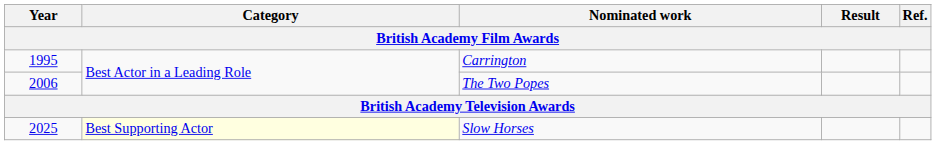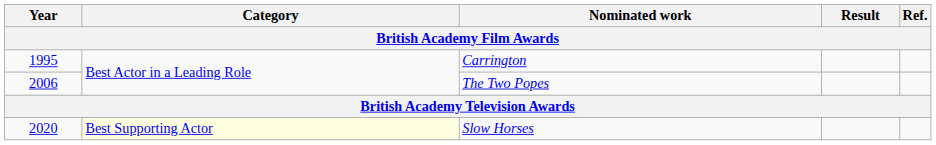(43, 128) 2025 -> (43, 128) 2020
